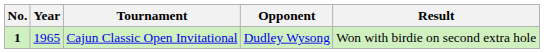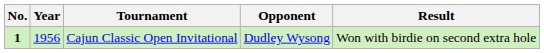(47, 37) 1965 -> (47, 37) 1956
